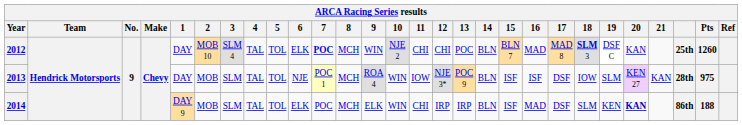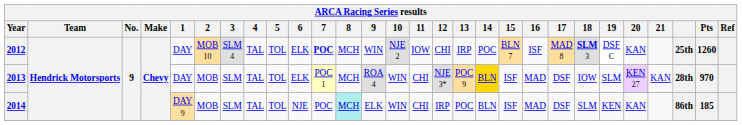(421, 50) CHI -> (421, 50) IOW
(464, 50) POC -> (464, 50) IRP
(487, 50) BLN -> (487, 50) POC
(535, 50) MAD -> (535, 50) ISF
(300, 78) NJE -> (300, 78) ELK
(421, 78) IOW -> (421, 78) CHI
(487, 78) no background -> (487, 78) gold background
(535, 78) ISF -> (535, 78) MAD
(707, 78) 975 -> (707, 78) 970
(300, 106) ELK -> (300, 106) NJE
(349, 106) no background -> (349, 106) paleturquoise background
(464, 106) IRP -> (464, 106) POC
(636, 106) bold -> (636, 106) normal
(707, 106) 188 -> (707, 106) 185
